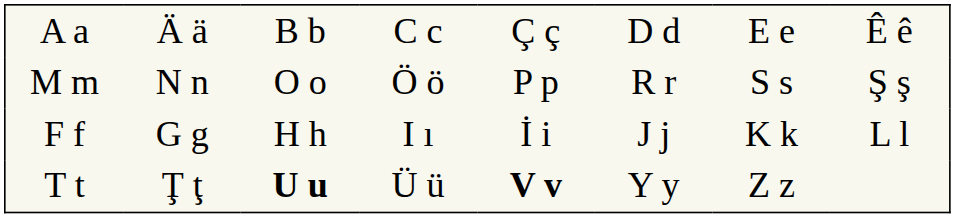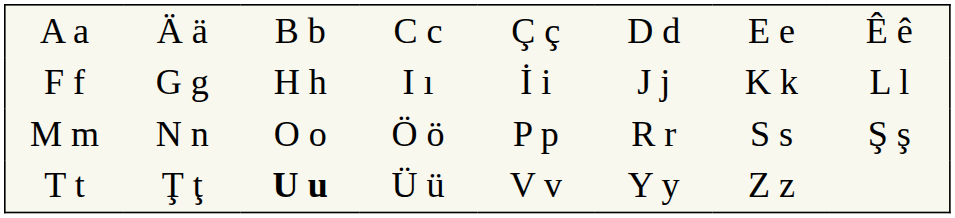rows swapped: (65, 134) <-> (65, 82)
(536, 185) bold -> (536, 185) normal
